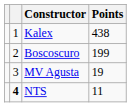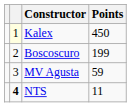(16, 33) no background -> (16, 33) lightyellow background
(101, 33) 438 -> (101, 33) 450
(98, 72) 19 -> (98, 72) 59
